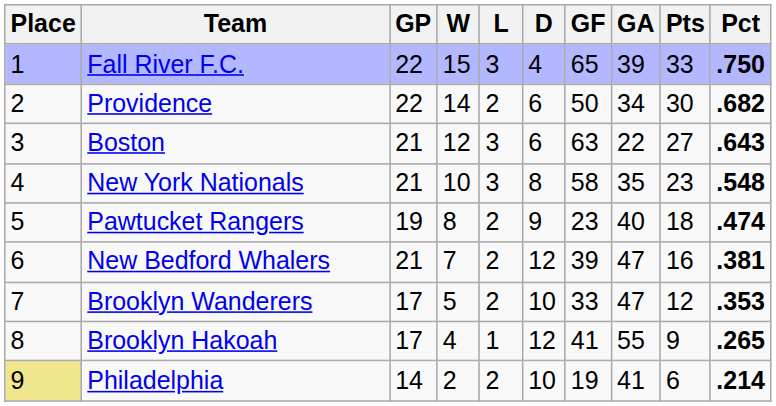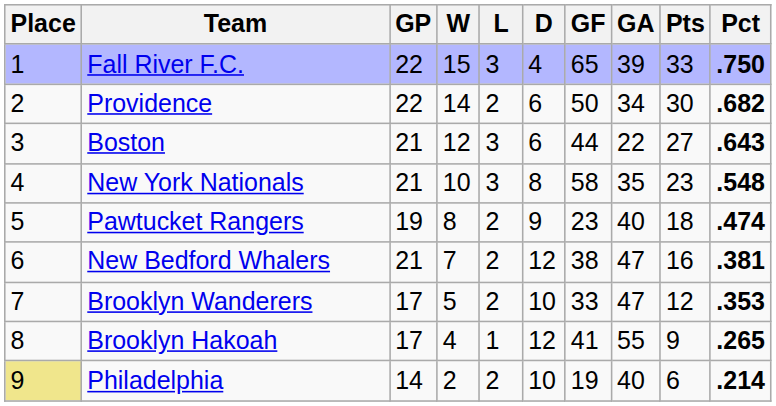(585, 143) 63 -> (585, 143) 44
(585, 261) 39 -> (585, 261) 38
(631, 380) 41 -> (631, 380) 40
